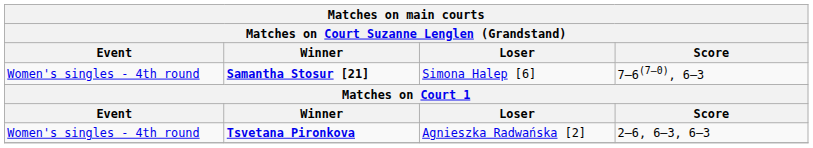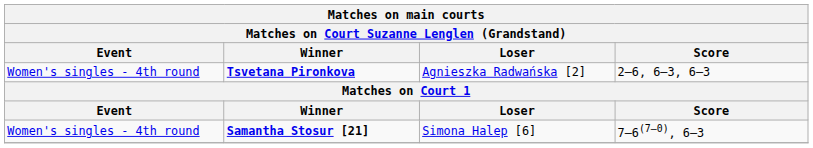rows swapped: (291, 133) <-> (298, 73)
